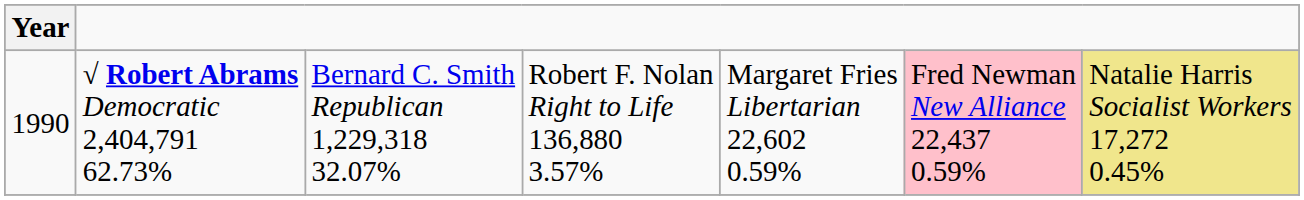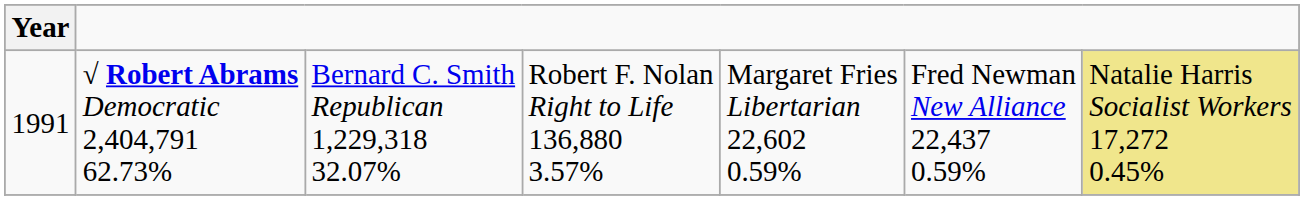(41, 122) 1990 -> (41, 122) 1991
(993, 122) pink background -> (993, 122) no background
